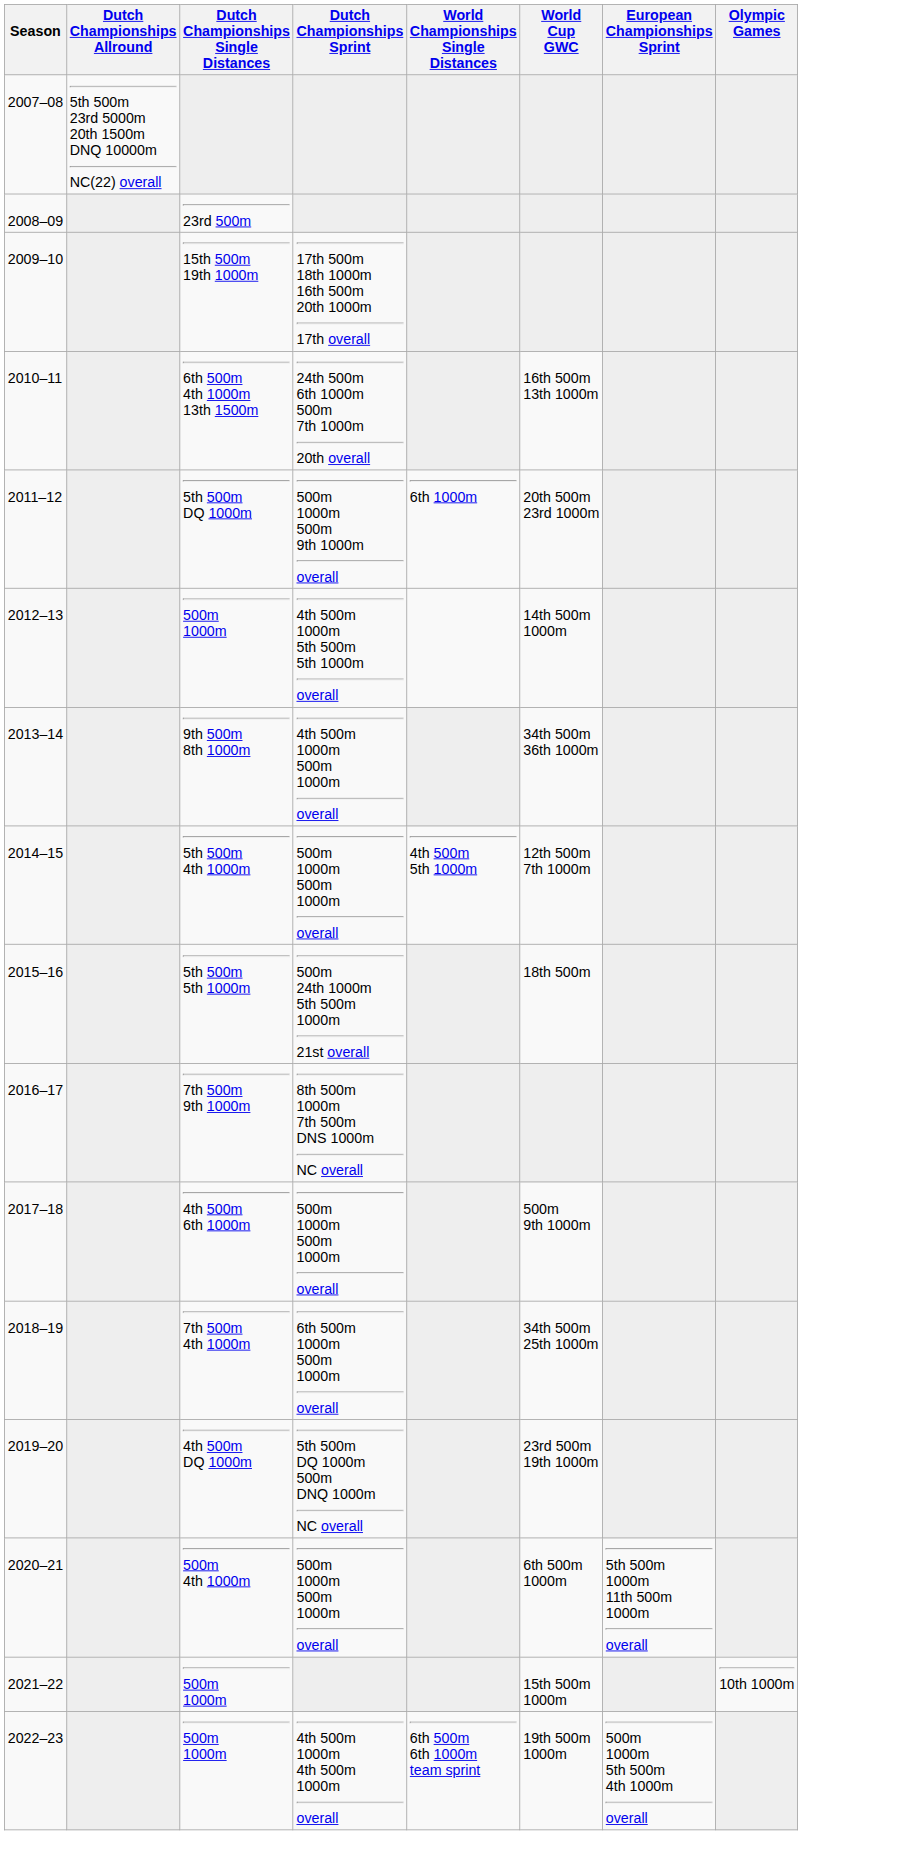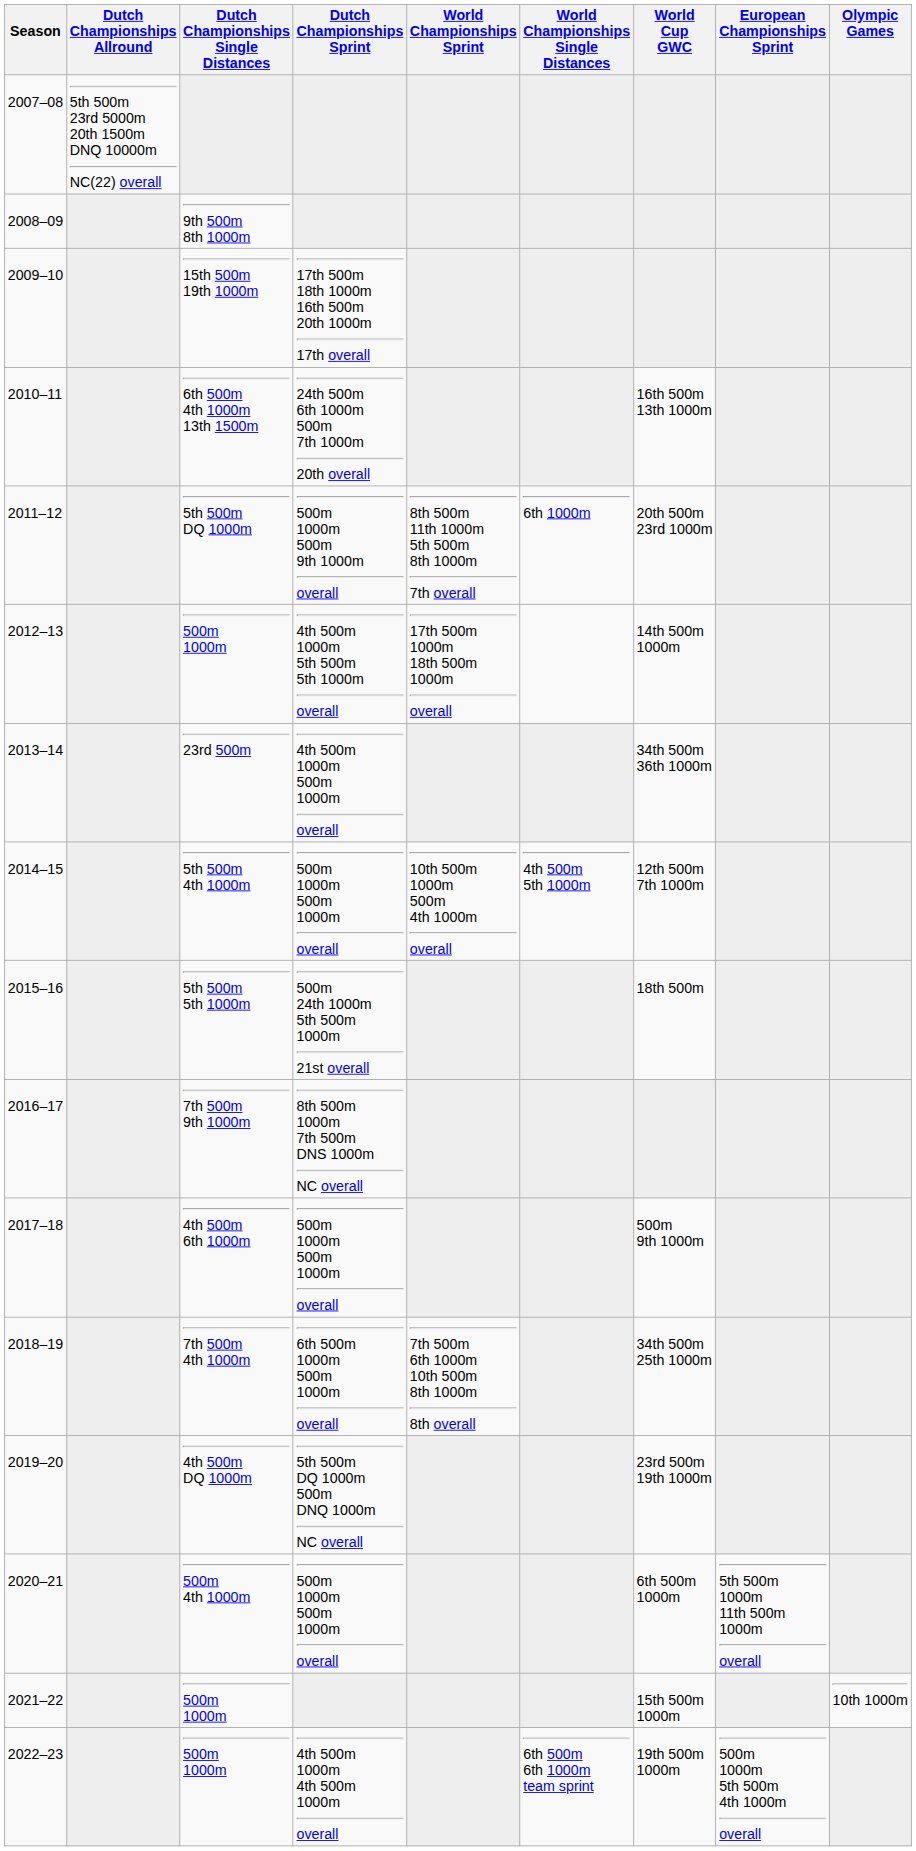+ column: (463, 31)
(237, 216) 23rd 500m -> (237, 224) 9th 500m 8th 1000m
(237, 738) 9th 500m 8th 1000m -> (237, 746) 23rd 500m
